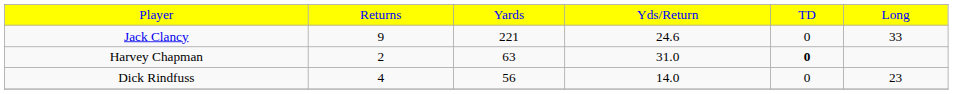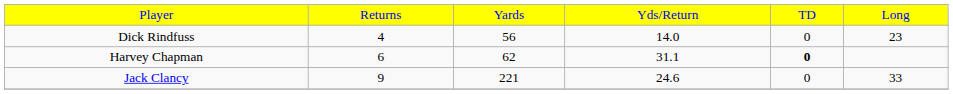rows swapped: (156, 36) <-> (156, 78)
(381, 57) 2 -> (381, 57) 6
(509, 57) 63 -> (509, 57) 62
(668, 57) 31.0 -> (668, 57) 31.1
